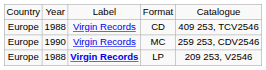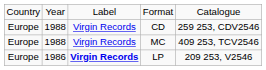(219, 27) 409 253, TCV2546 -> (219, 27) 259 253, CDV2546
(55, 42) 1990 -> (55, 42) 1988
(219, 42) 259 253, CDV2546 -> (219, 42) 409 253, TCV2546
(55, 57) 1988 -> (55, 57) 1986
